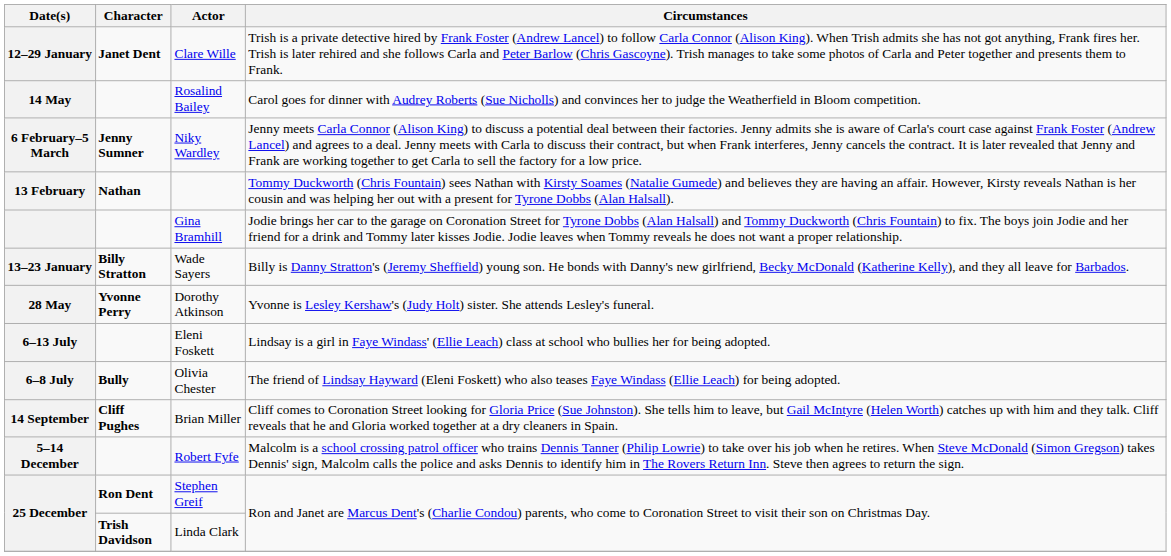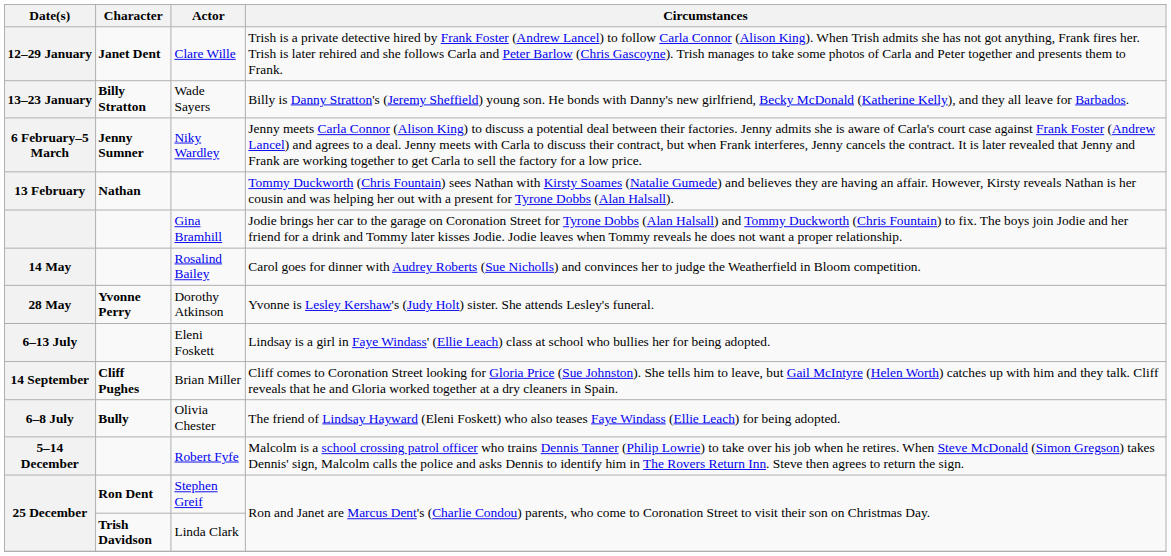rows swapped: (50, 267) <-> (50, 99)
rows swapped: (50, 380) <-> (50, 418)
